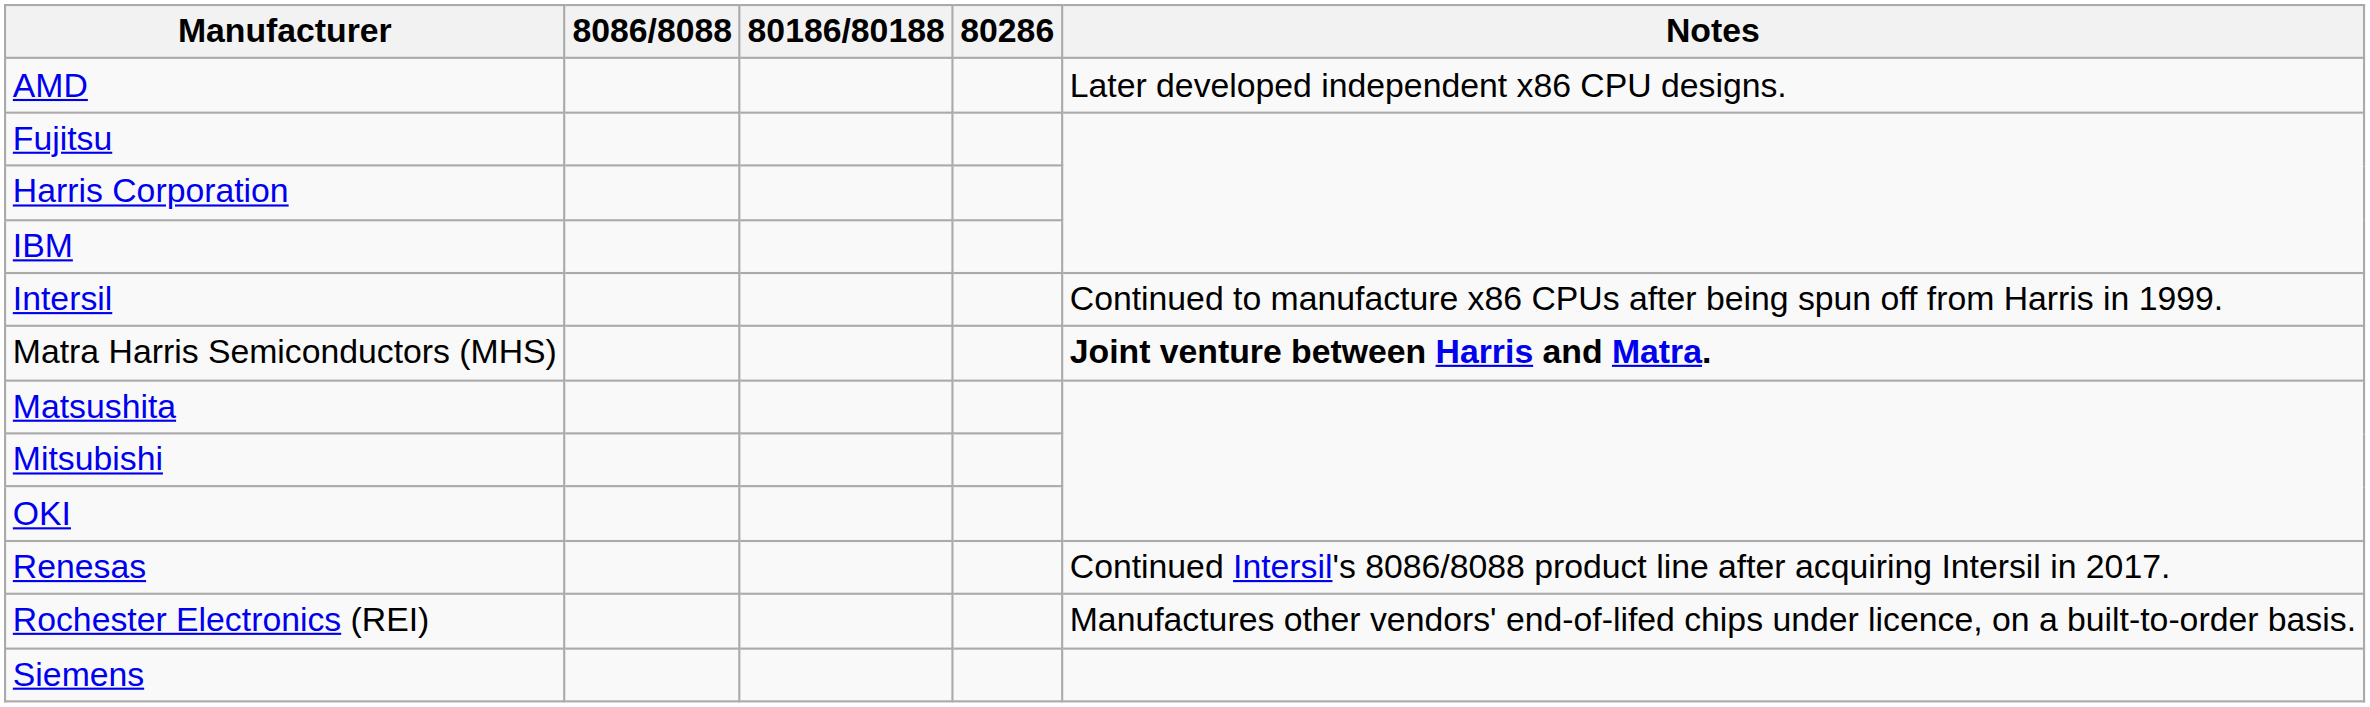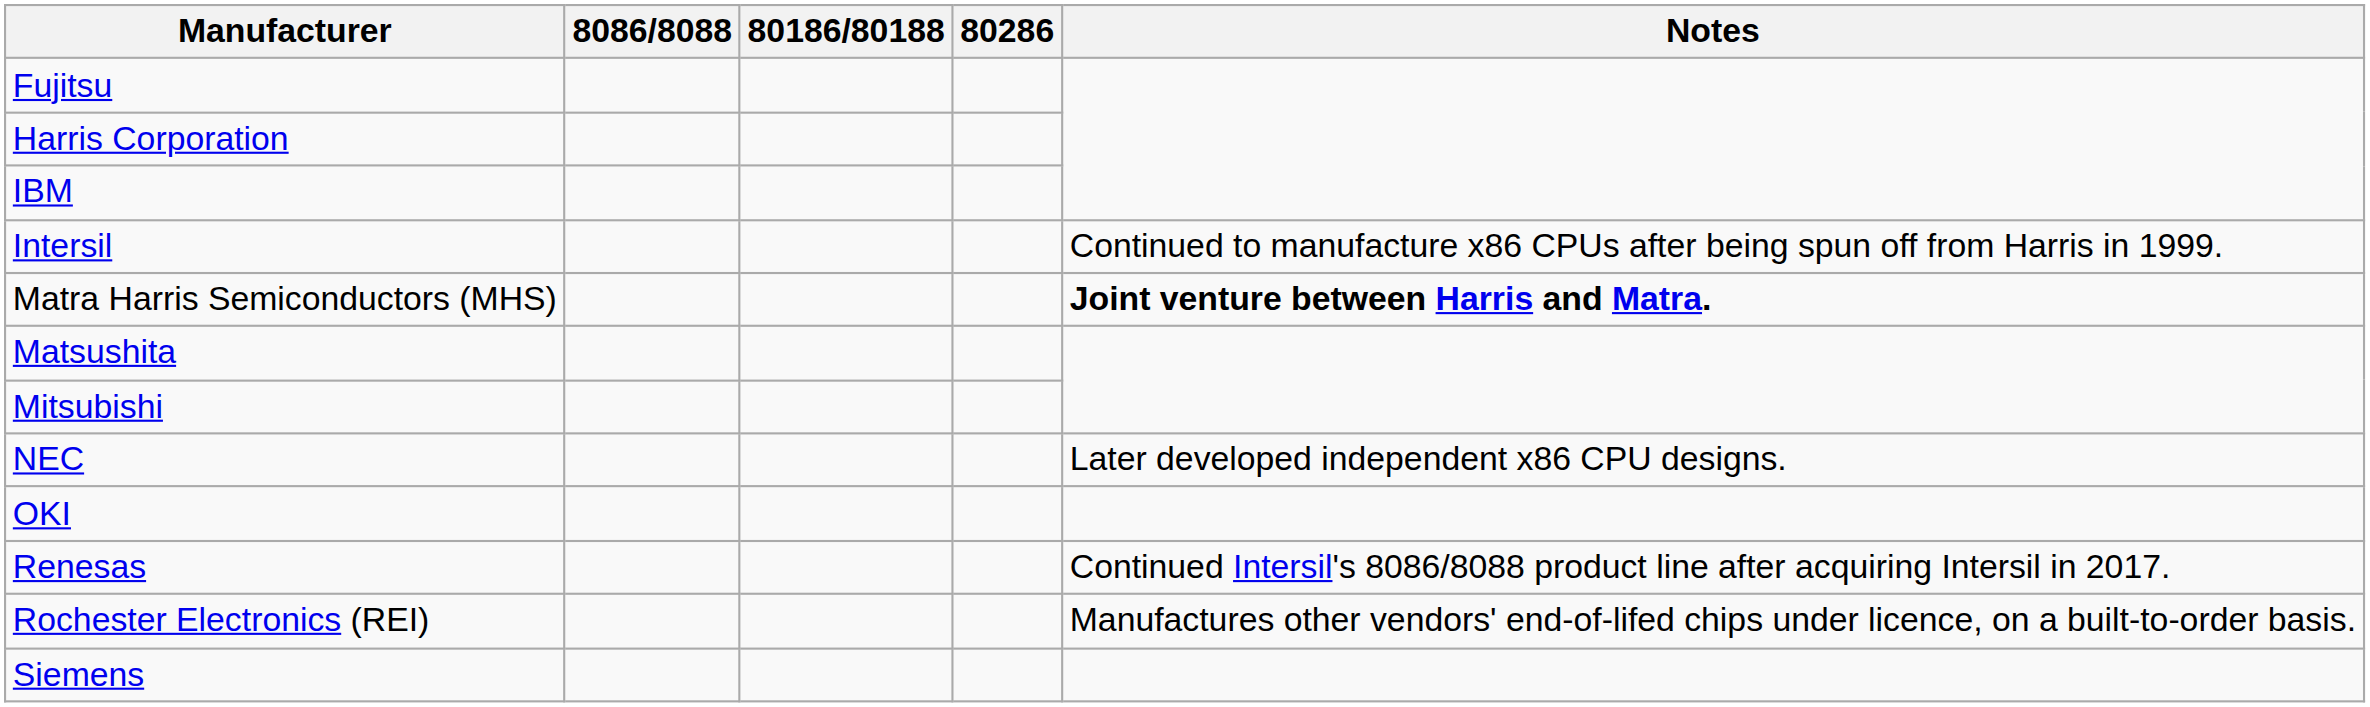- row: (50, 84)
+ row: (48, 459)
